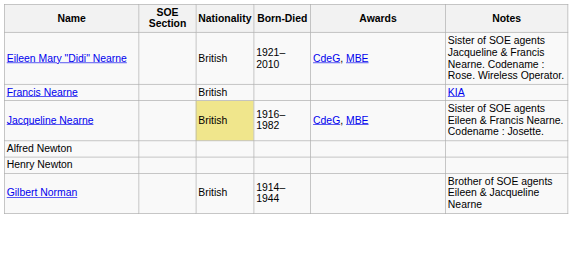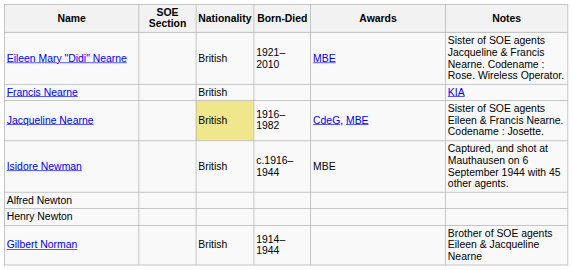(341, 58) CdeG, MBE -> (324, 58) MBE
+ row: (44, 166)
